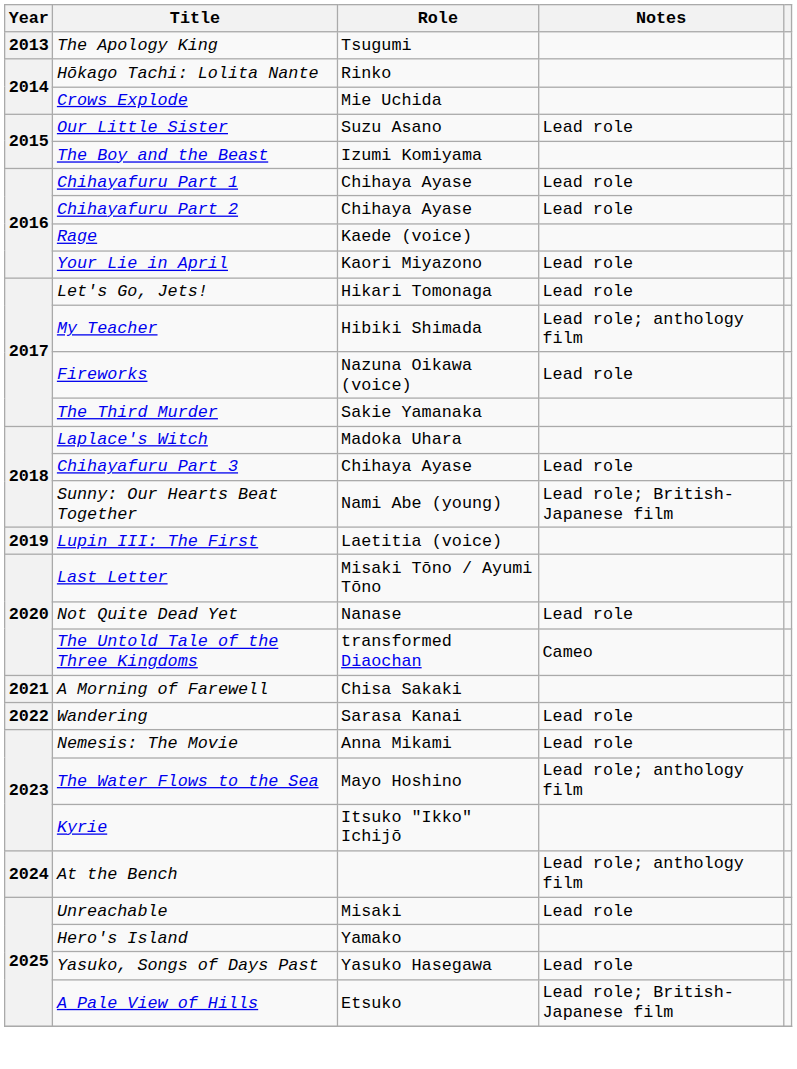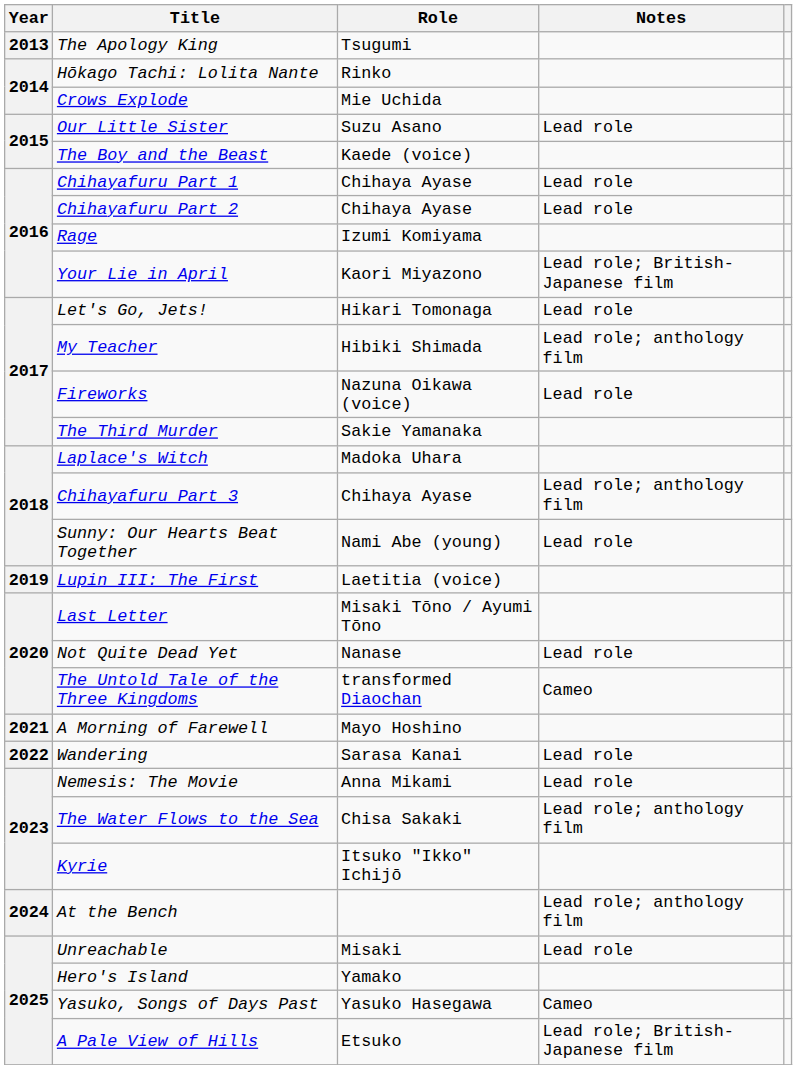(412, 155) Izumi Komiyama -> (407, 155) Kaede (voice)
(407, 237) Kaede (voice) -> (412, 237) Izumi Komiyama
(588, 264) Lead role -> (638, 274) Lead role; British-Japanese film
(588, 467) Lead role -> (643, 496) Lead role; anthology film
(638, 504) Lead role; British-Japanese film -> (588, 543) Lead role
(402, 689) Chisa Sakaki -> (402, 728) Mayo Hoshino
(402, 781) Mayo Hoshino -> (402, 819) Chisa Sakaki
(588, 966) Lead role -> (568, 1004) Cameo
